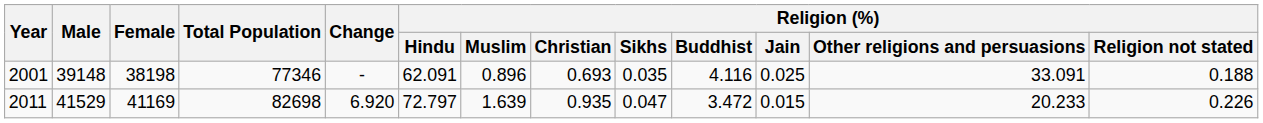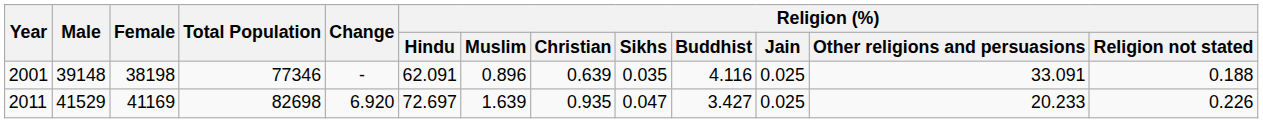(589, 74) 0.693 -> (589, 74) 0.639
(430, 103) 72.797 -> (430, 103) 72.697
(730, 103) 3.472 -> (730, 103) 3.427
(783, 103) 0.015 -> (783, 103) 0.025
